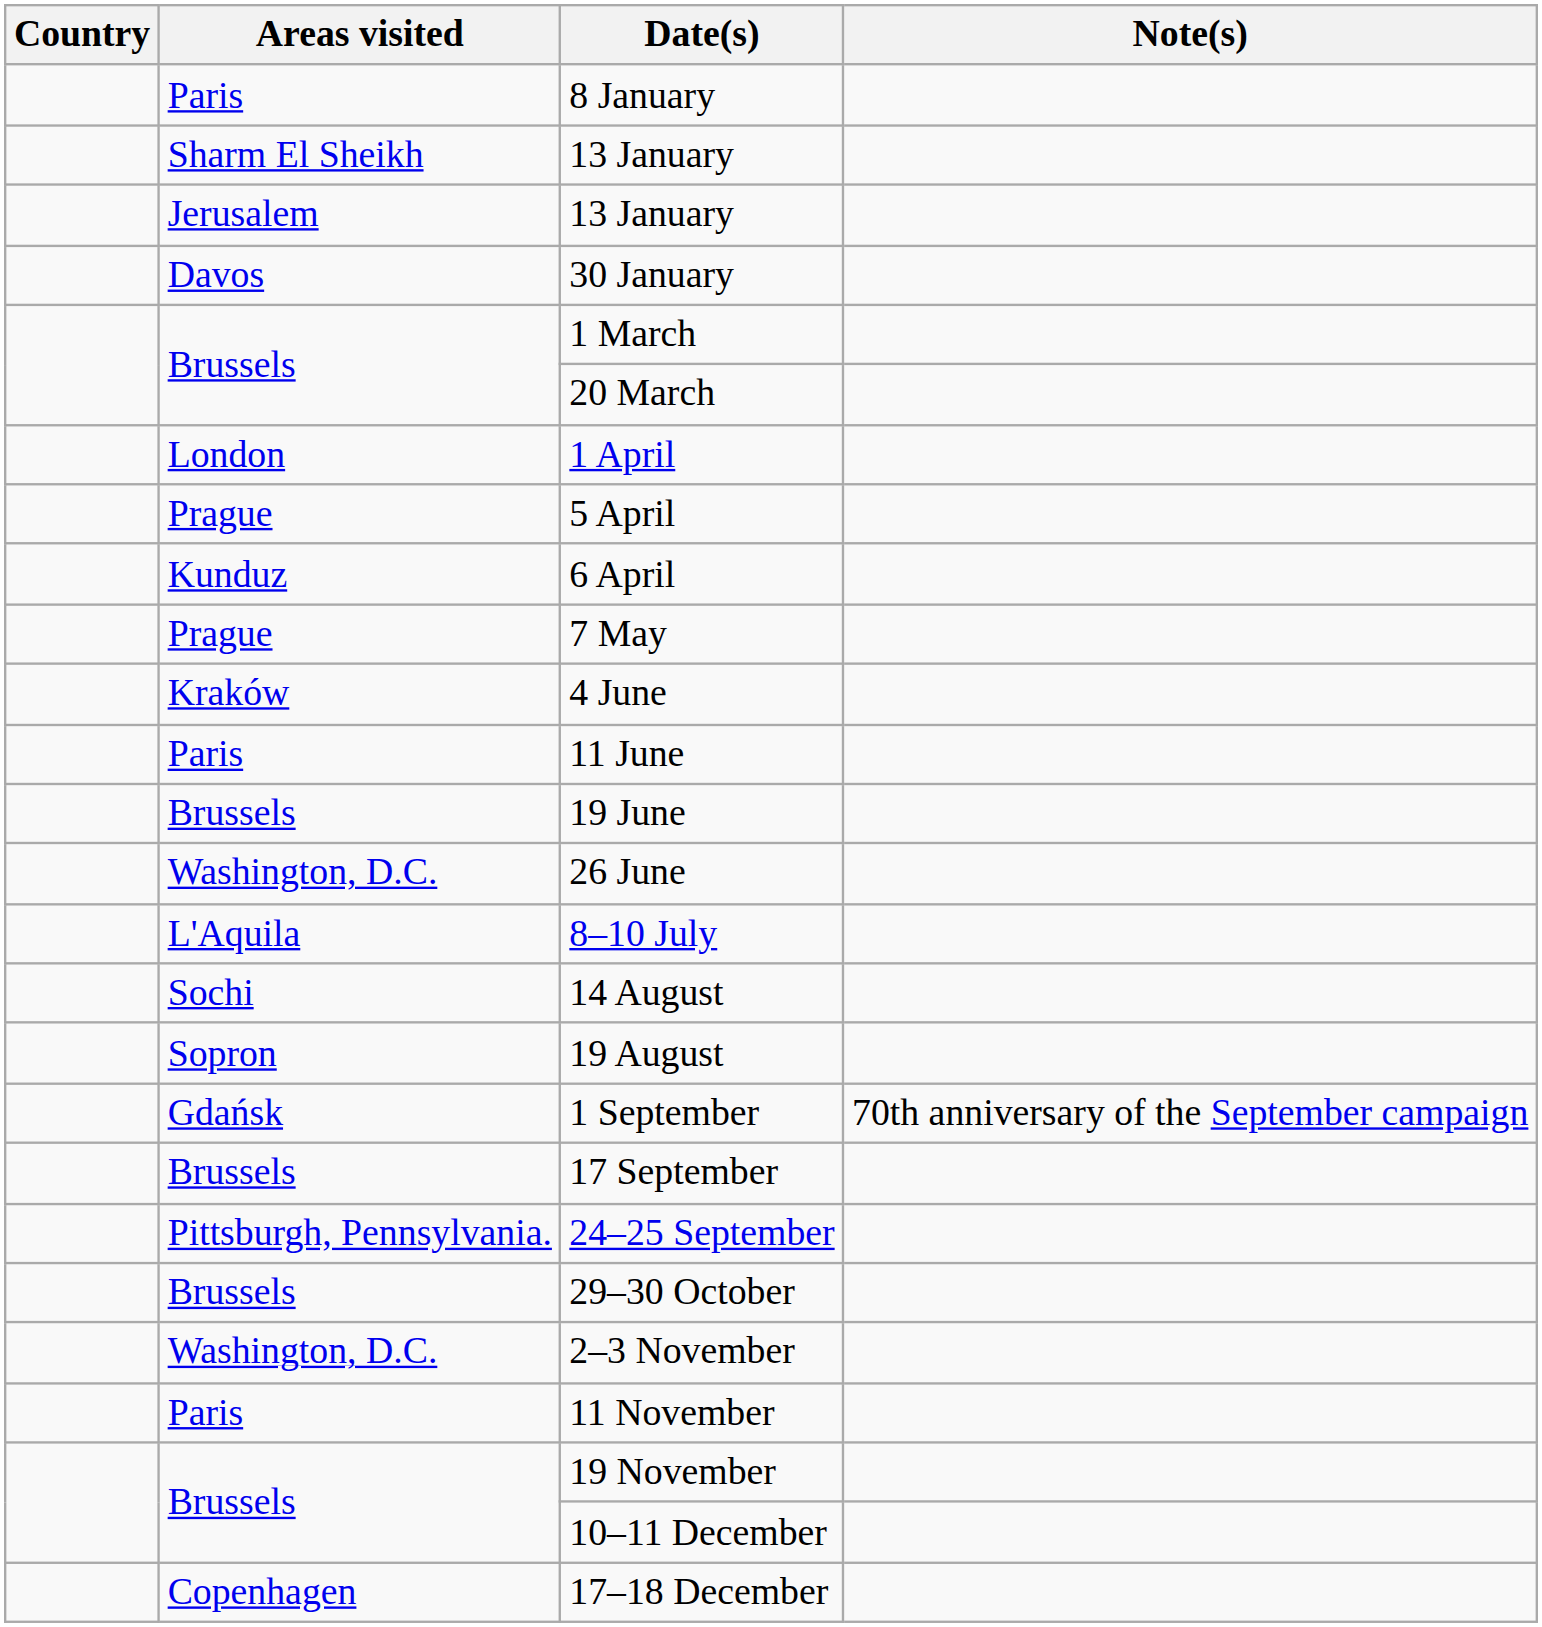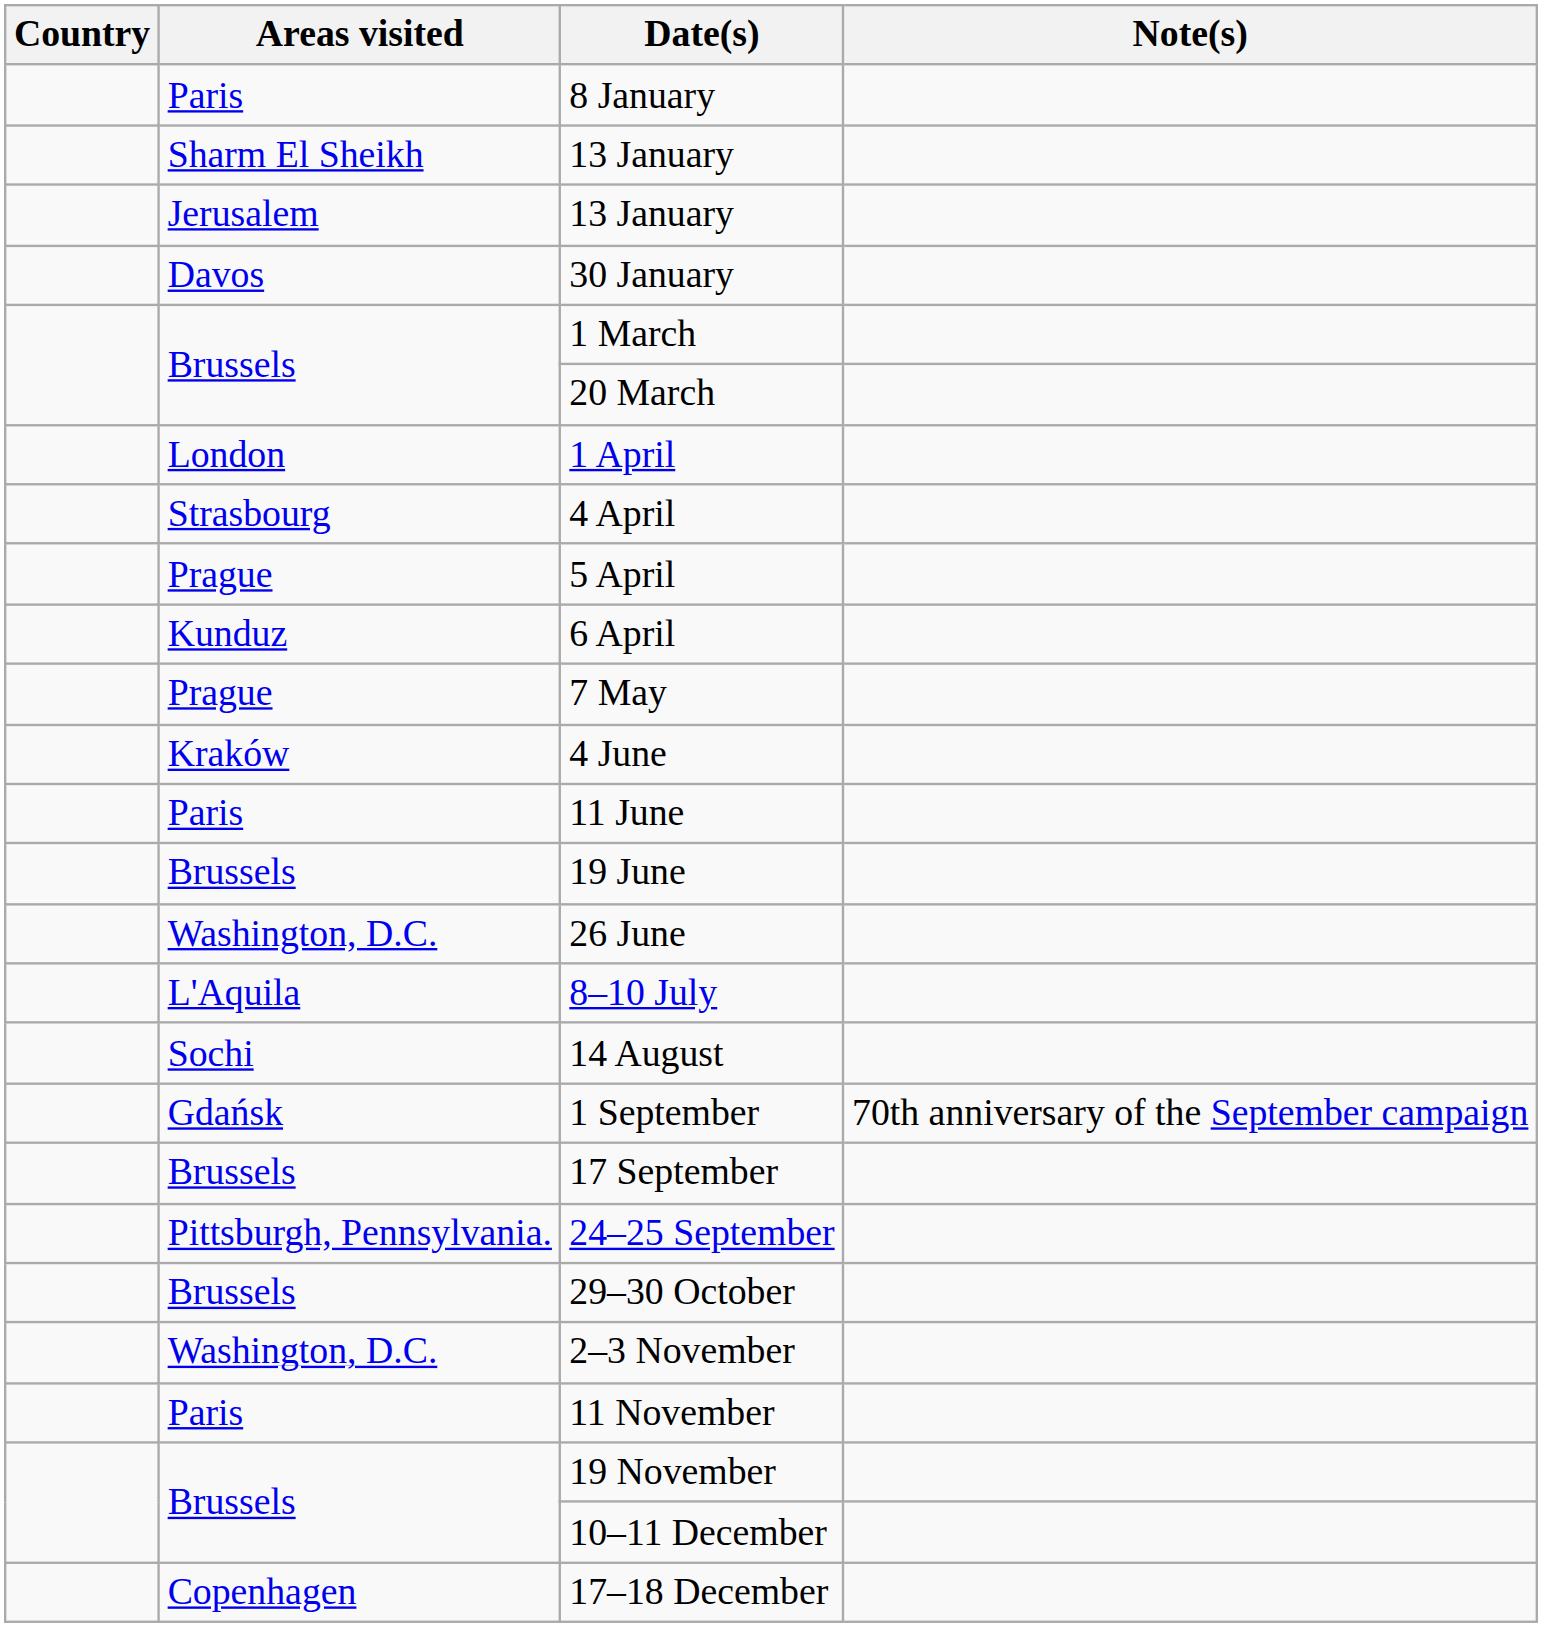+ row: (249, 513)
- row: (222, 1052)
